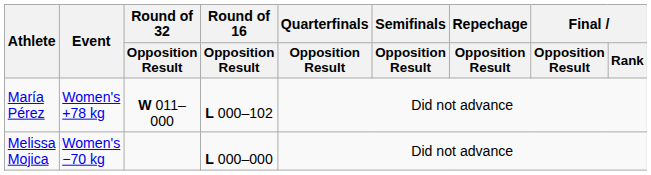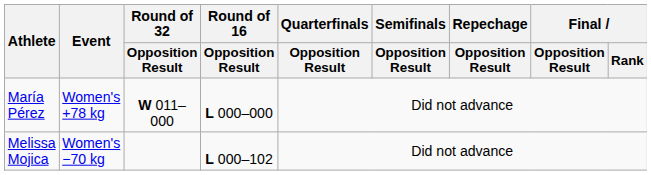(239, 113) L 000–102 -> (239, 113) L 000–000
(239, 159) L 000–000 -> (239, 159) L 000–102
